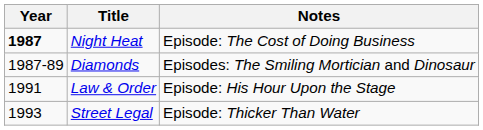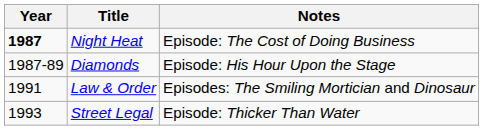(319, 64) Episodes: The Smiling Mortician and Dinosaur -> (279, 64) Episode: His Hour Upon the Stage
(279, 88) Episode: His Hour Upon the Stage -> (319, 88) Episodes: The Smiling Mortician and Dinosaur
